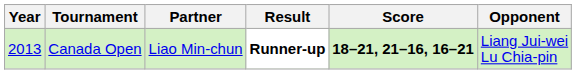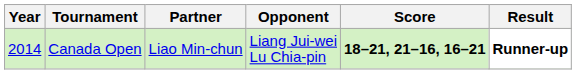columns swapped: (524, 17) <-> (287, 17)
(25, 49) 2013 -> (25, 49) 2014
